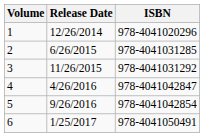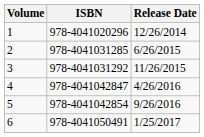columns swapped: (81, 13) <-> (157, 13)
